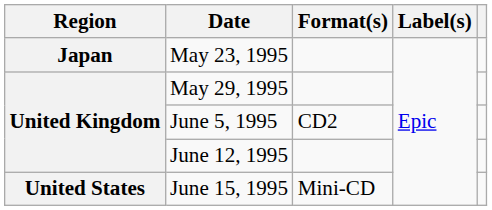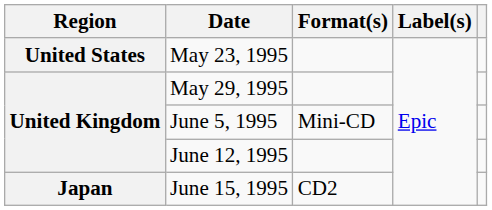(85, 54) Japan -> (85, 54) United States
(318, 121) CD2 -> (336, 121) Mini-CD
(85, 188) United States -> (85, 188) Japan
(336, 188) Mini-CD -> (318, 188) CD2
